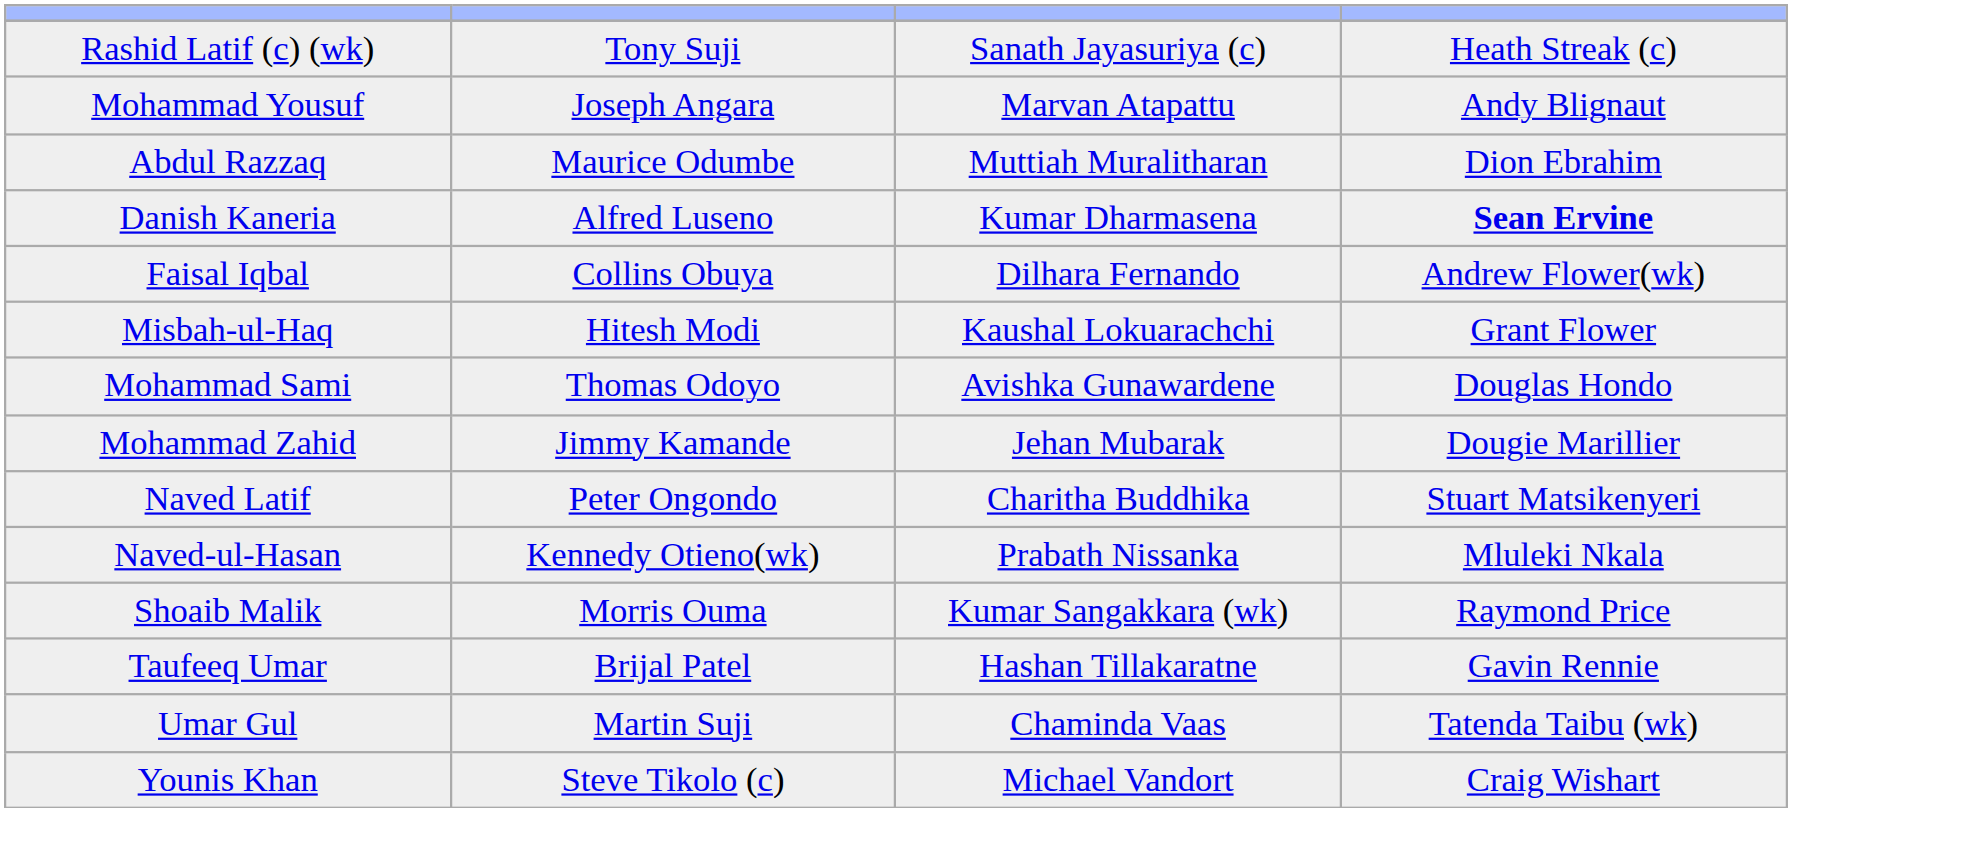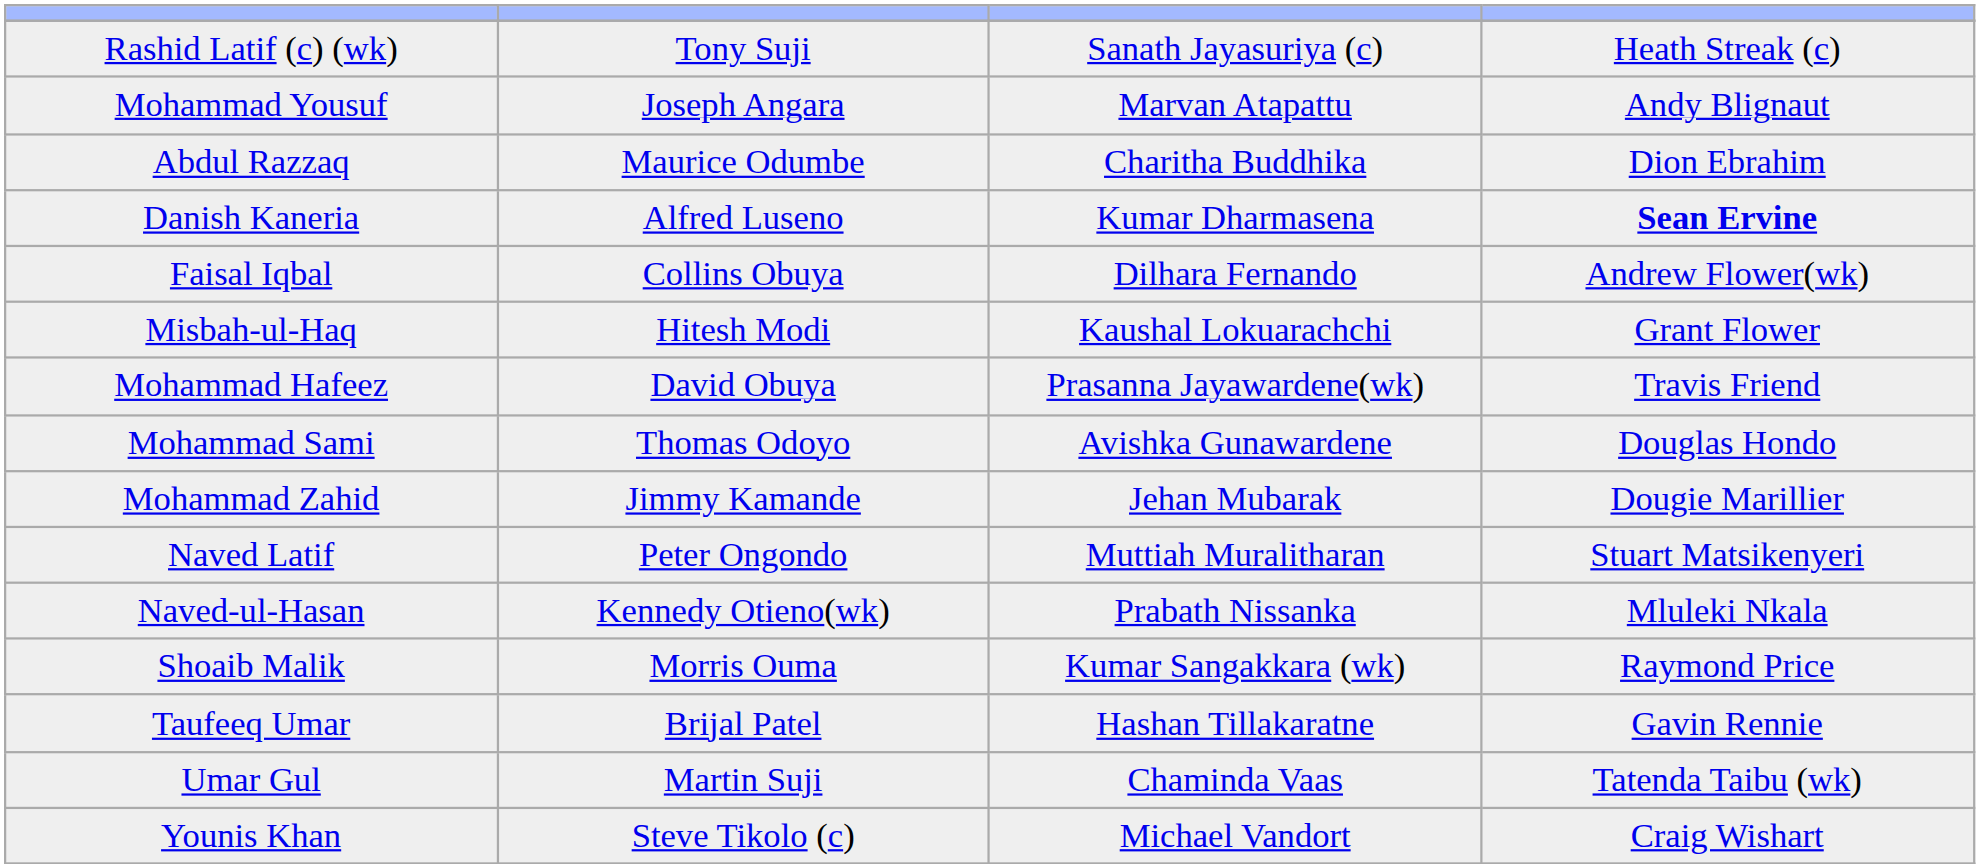(1118, 160) Muttiah Muralitharan -> (1235, 160) Charitha Buddhika
+ row: (251, 385)
(1118, 497) Charitha Buddhika -> (1235, 553) Muttiah Muralitharan
